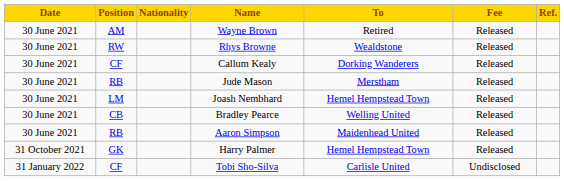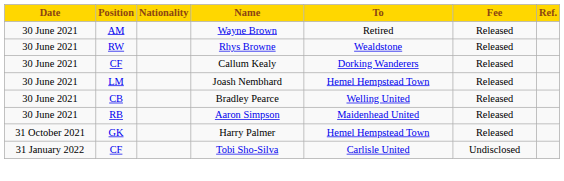- row: (247, 81)
